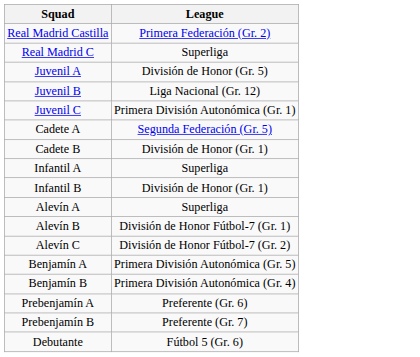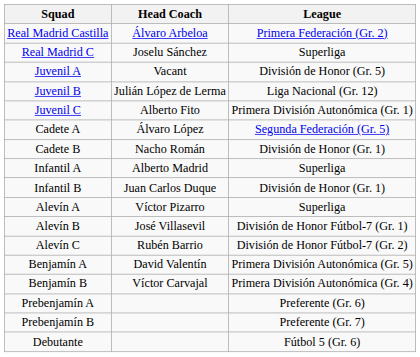+ column: (170, 14)
